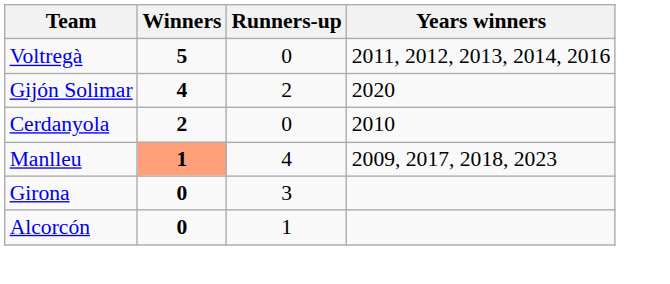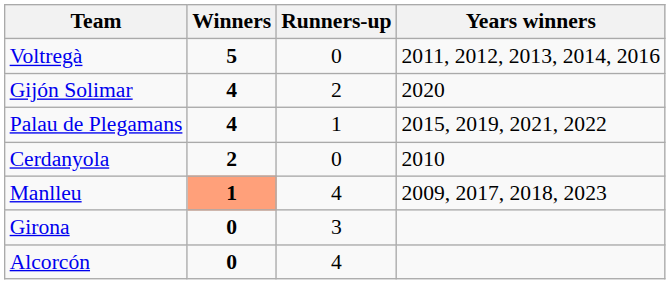+ row: (96, 124)
(287, 227) 1 -> (336, 261) 4
